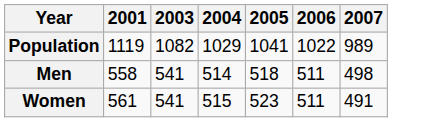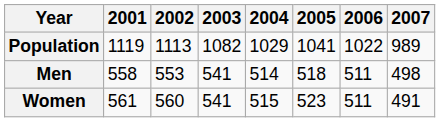+ column: (174, 18)
